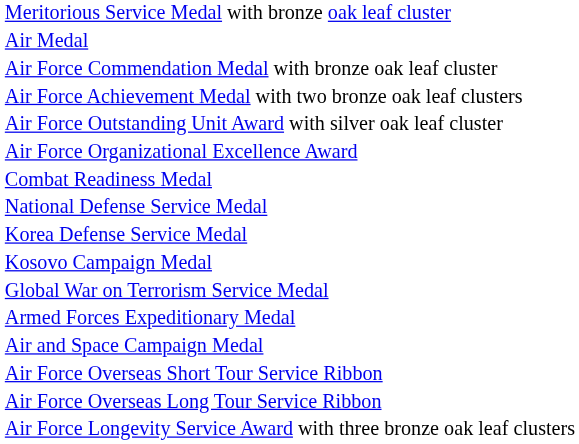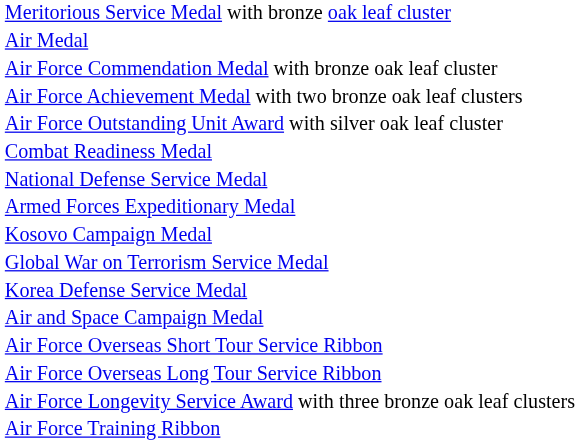- row: (181, 151)
rows swapped: (150, 317) <-> (126, 234)
+ row: (113, 428)
